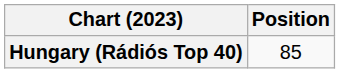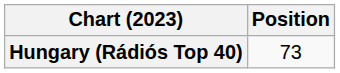(291, 51) 85 -> (291, 51) 73
